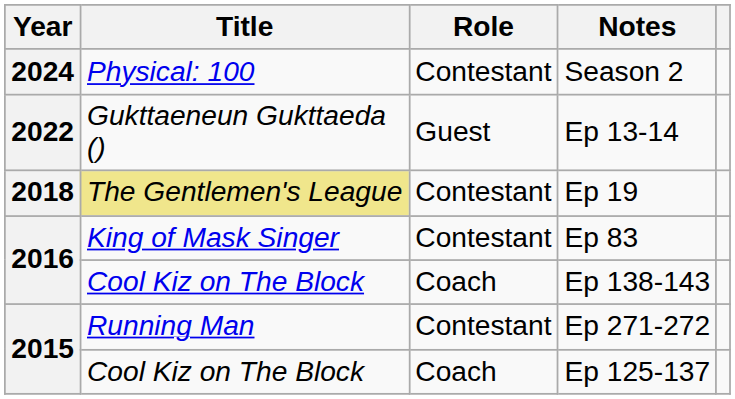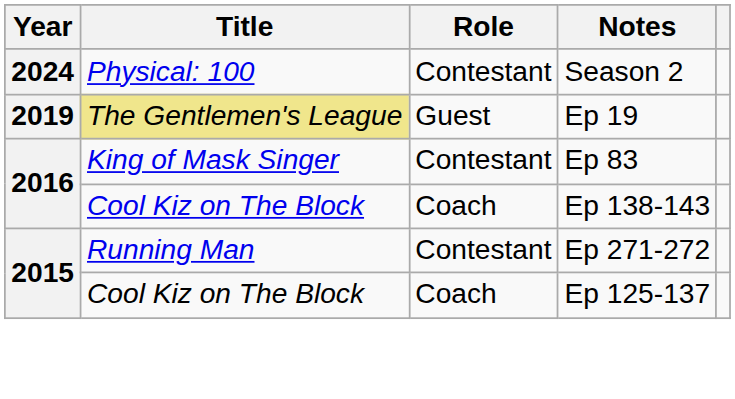- row: (622, 131)
(43, 192) 2018 -> (43, 116) 2019
(483, 192) Contestant -> (453, 116) Guest
